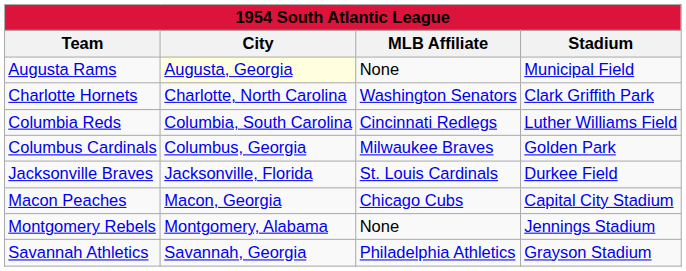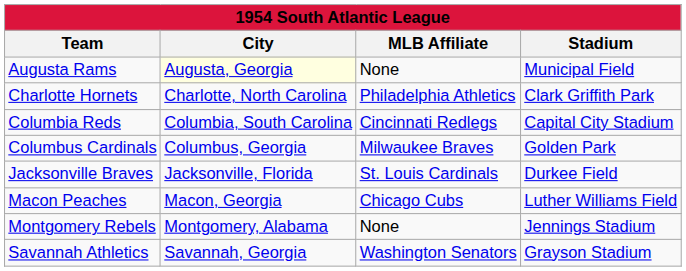(438, 95) Washington Senators -> (438, 95) Philadelphia Athletics
(601, 122) Luther Williams Field -> (599, 122) Capital City Stadium
(599, 200) Capital City Stadium -> (601, 200) Luther Williams Field
(438, 252) Philadelphia Athletics -> (438, 252) Washington Senators
